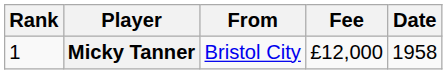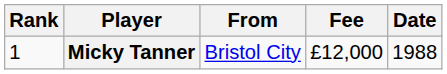(415, 52) 1958 -> (415, 52) 1988
